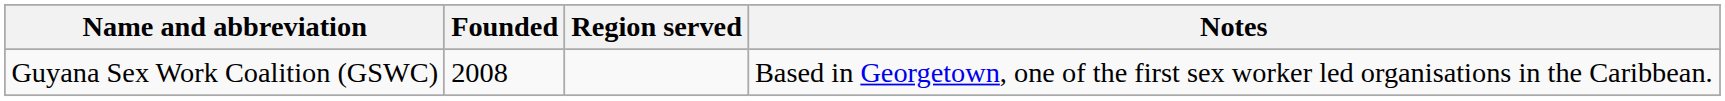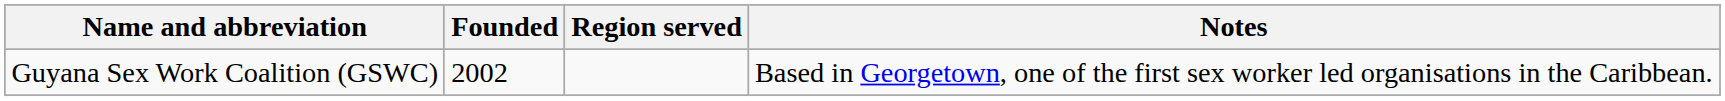(479, 71) 2008 -> (479, 71) 2002
